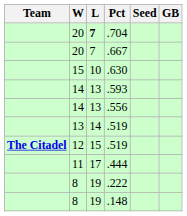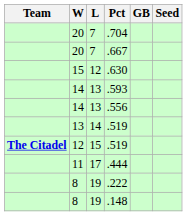columns swapped: (171, 13) <-> (145, 13)
(92, 32) bold -> (92, 32) normal
(95, 70) 10 -> (95, 70) 12
